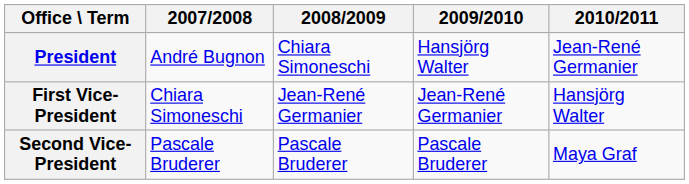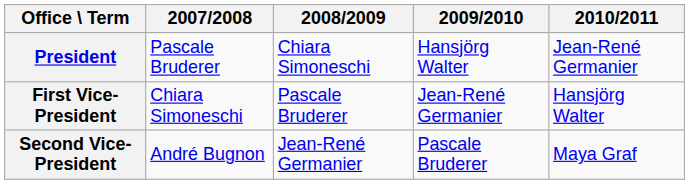(208, 57) André Bugnon -> (185, 57) Pascale Bruderer
(321, 105) Jean-René Germanier -> (313, 105) Pascale Bruderer
(185, 154) Pascale Bruderer -> (208, 154) André Bugnon
(313, 154) Pascale Bruderer -> (321, 154) Jean-René Germanier
